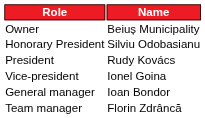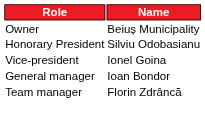- row: (29, 60)
